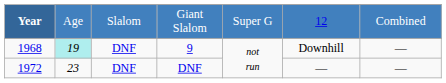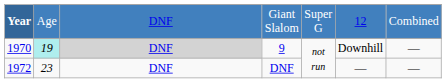(124, 21) Slalom -> (161, 21) DNF
(30, 48) 1968 -> (19, 48) 1970
(124, 48) no background -> (161, 48) lightgrey background
